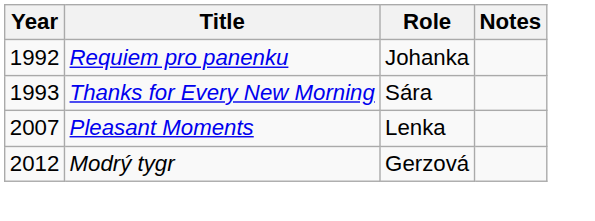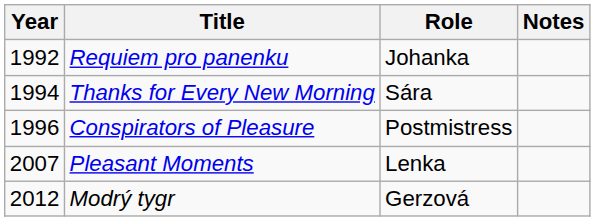(35, 92) 1993 -> (35, 92) 1994
+ row: (192, 127)
